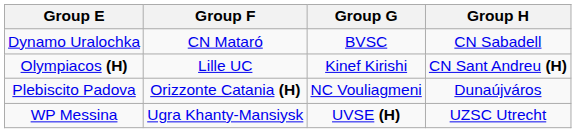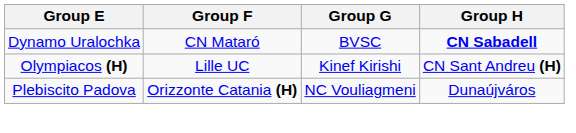(498, 41) normal -> (492, 41) bold
- row: (74, 115)
